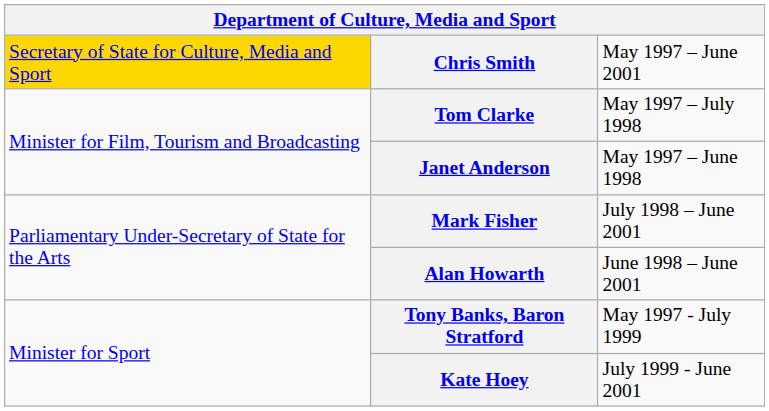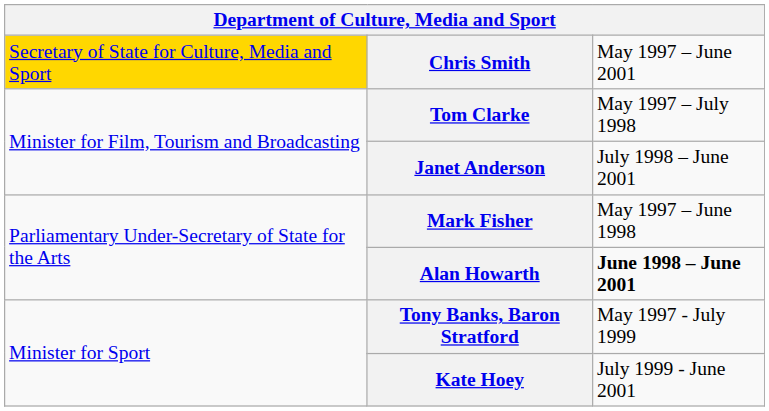(670, 167) May 1997 – June 1998 -> (663, 167) July 1998 – June 2001
(668, 220) July 1998 – June 2001 -> (664, 220) May 1997 – June 1998
(670, 273) normal -> (669, 273) bold
